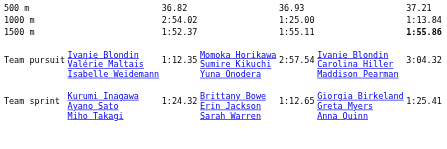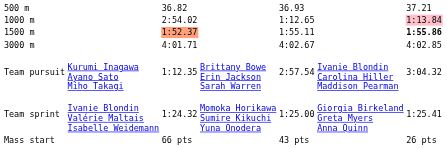(297, 20) 1:25.00 -> (297, 20) 1:12.65
(424, 20) no background -> (424, 20) pink background
(180, 33) no background -> (180, 33) lightsalmon background
+ row: (19, 45)
(113, 64) Ivanie Blondin Valérie Maltais Isabelle Weidemann -> (103, 77) Kurumi Inagawa Ayano Sato Miho Takagi
(238, 64) Momoka Horikawa Sumire Kikuchi Yuna Onodera -> (233, 77) Brittany Bowe Erin Jackson Sarah Warren
(103, 106) Kurumi Inagawa Ayano Sato Miho Takagi -> (113, 118) Ivanie Blondin Valérie Maltais Isabelle Weidemann
(233, 106) Brittany Bowe Erin Jackson Sarah Warren -> (238, 118) Momoka Horikawa Sumire Kikuchi Yuna Onodera
(297, 101) 1:12.65 -> (297, 113) 1:25.00
+ row: (29, 140)
